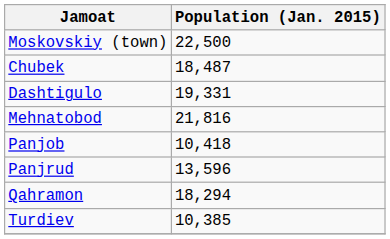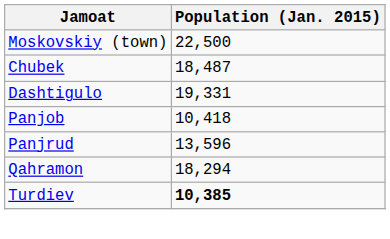- row: (55, 119)
(203, 221) normal -> (203, 195) bold
